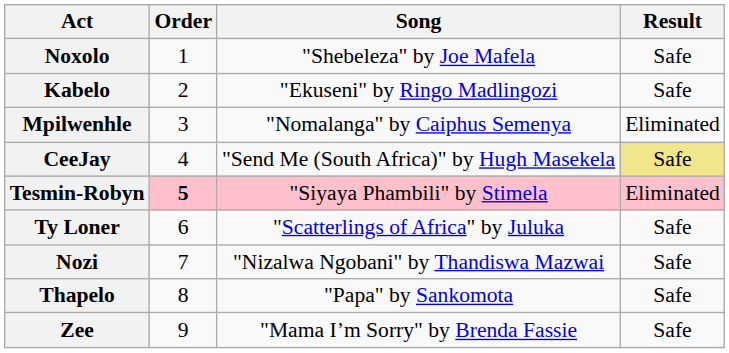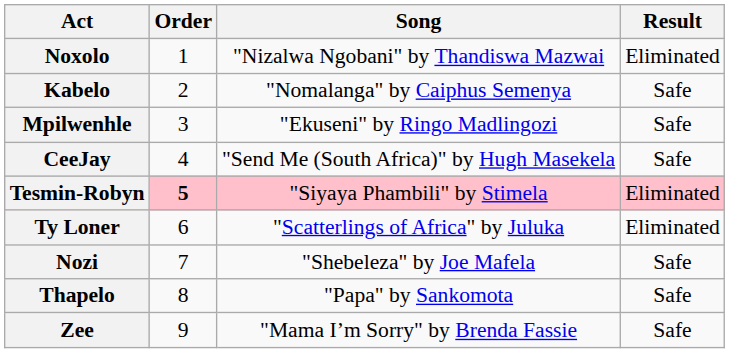(419, 55) "Shebeleza" by Joe Mafela -> (419, 55) "Nizalwa Ngobani" by Thandiswa Mazwai
(673, 55) Safe -> (673, 55) Eliminated
(419, 90) "Ekuseni" by Ringo Madlingozi -> (419, 90) "Nomalanga" by Caiphus Semenya
(419, 124) "Nomalanga" by Caiphus Semenya -> (419, 124) "Ekuseni" by Ringo Madlingozi
(673, 124) Eliminated -> (673, 124) Safe
(673, 158) khaki background -> (673, 158) no background
(673, 227) Safe -> (673, 227) Eliminated
(419, 261) "Nizalwa Ngobani" by Thandiswa Mazwai -> (419, 261) "Shebeleza" by Joe Mafela
